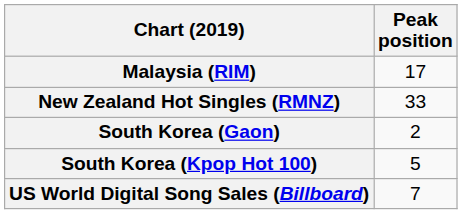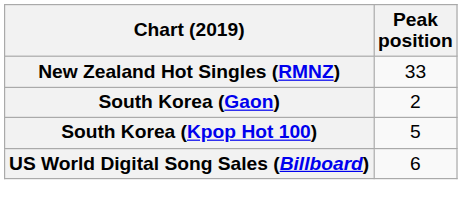- row: (189, 71)
(415, 193) 7 -> (415, 163) 6
